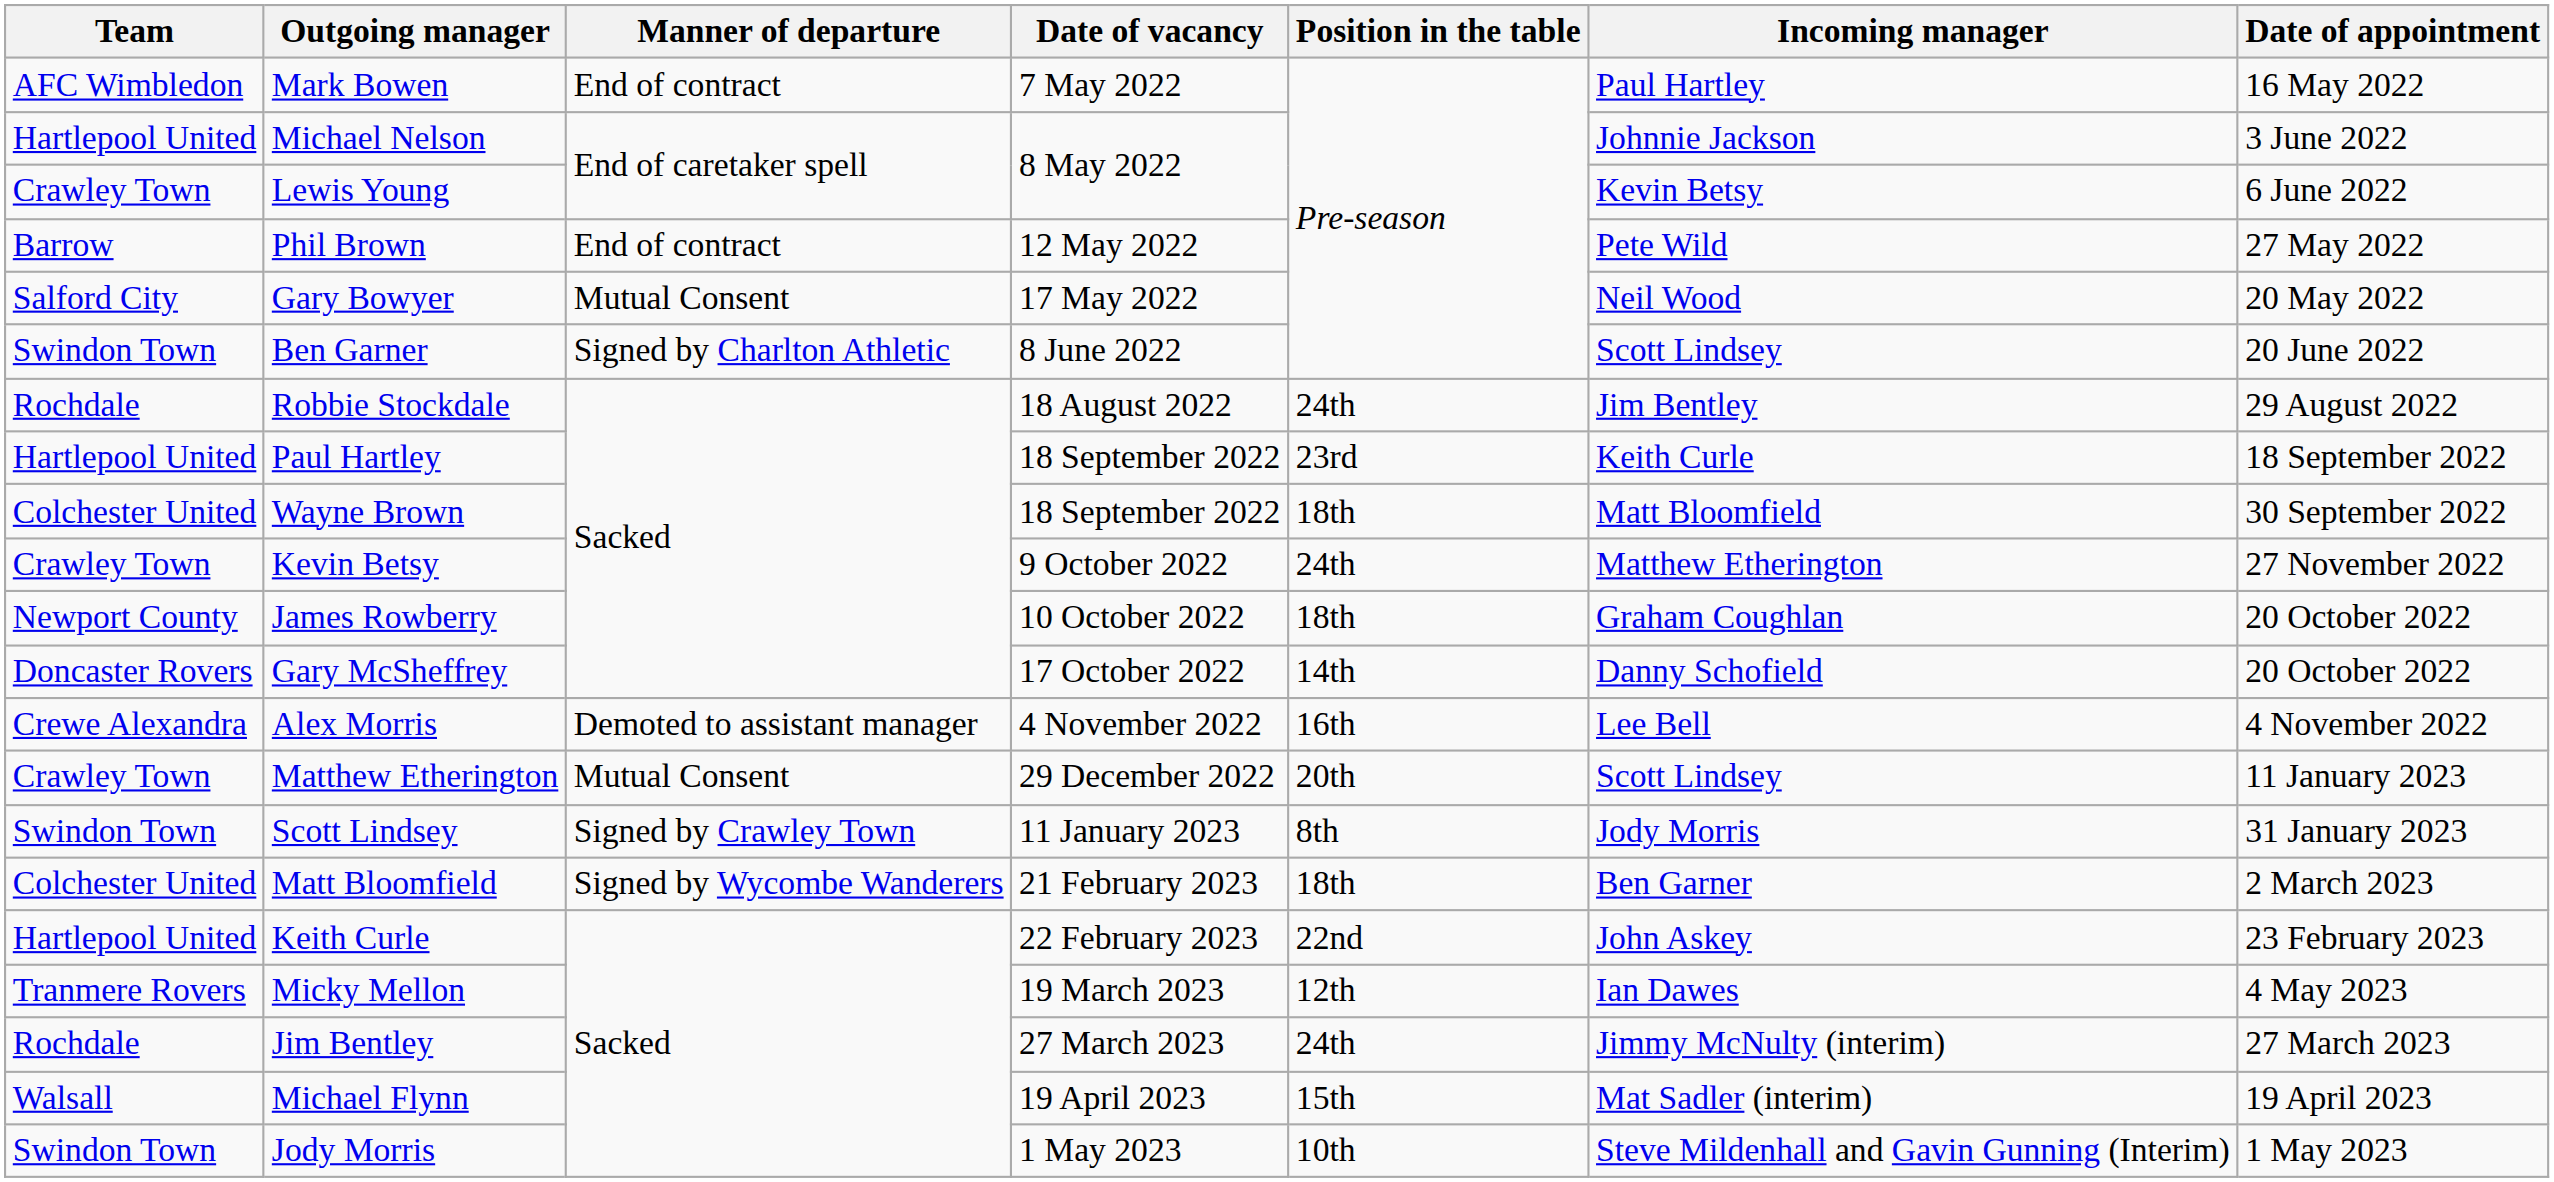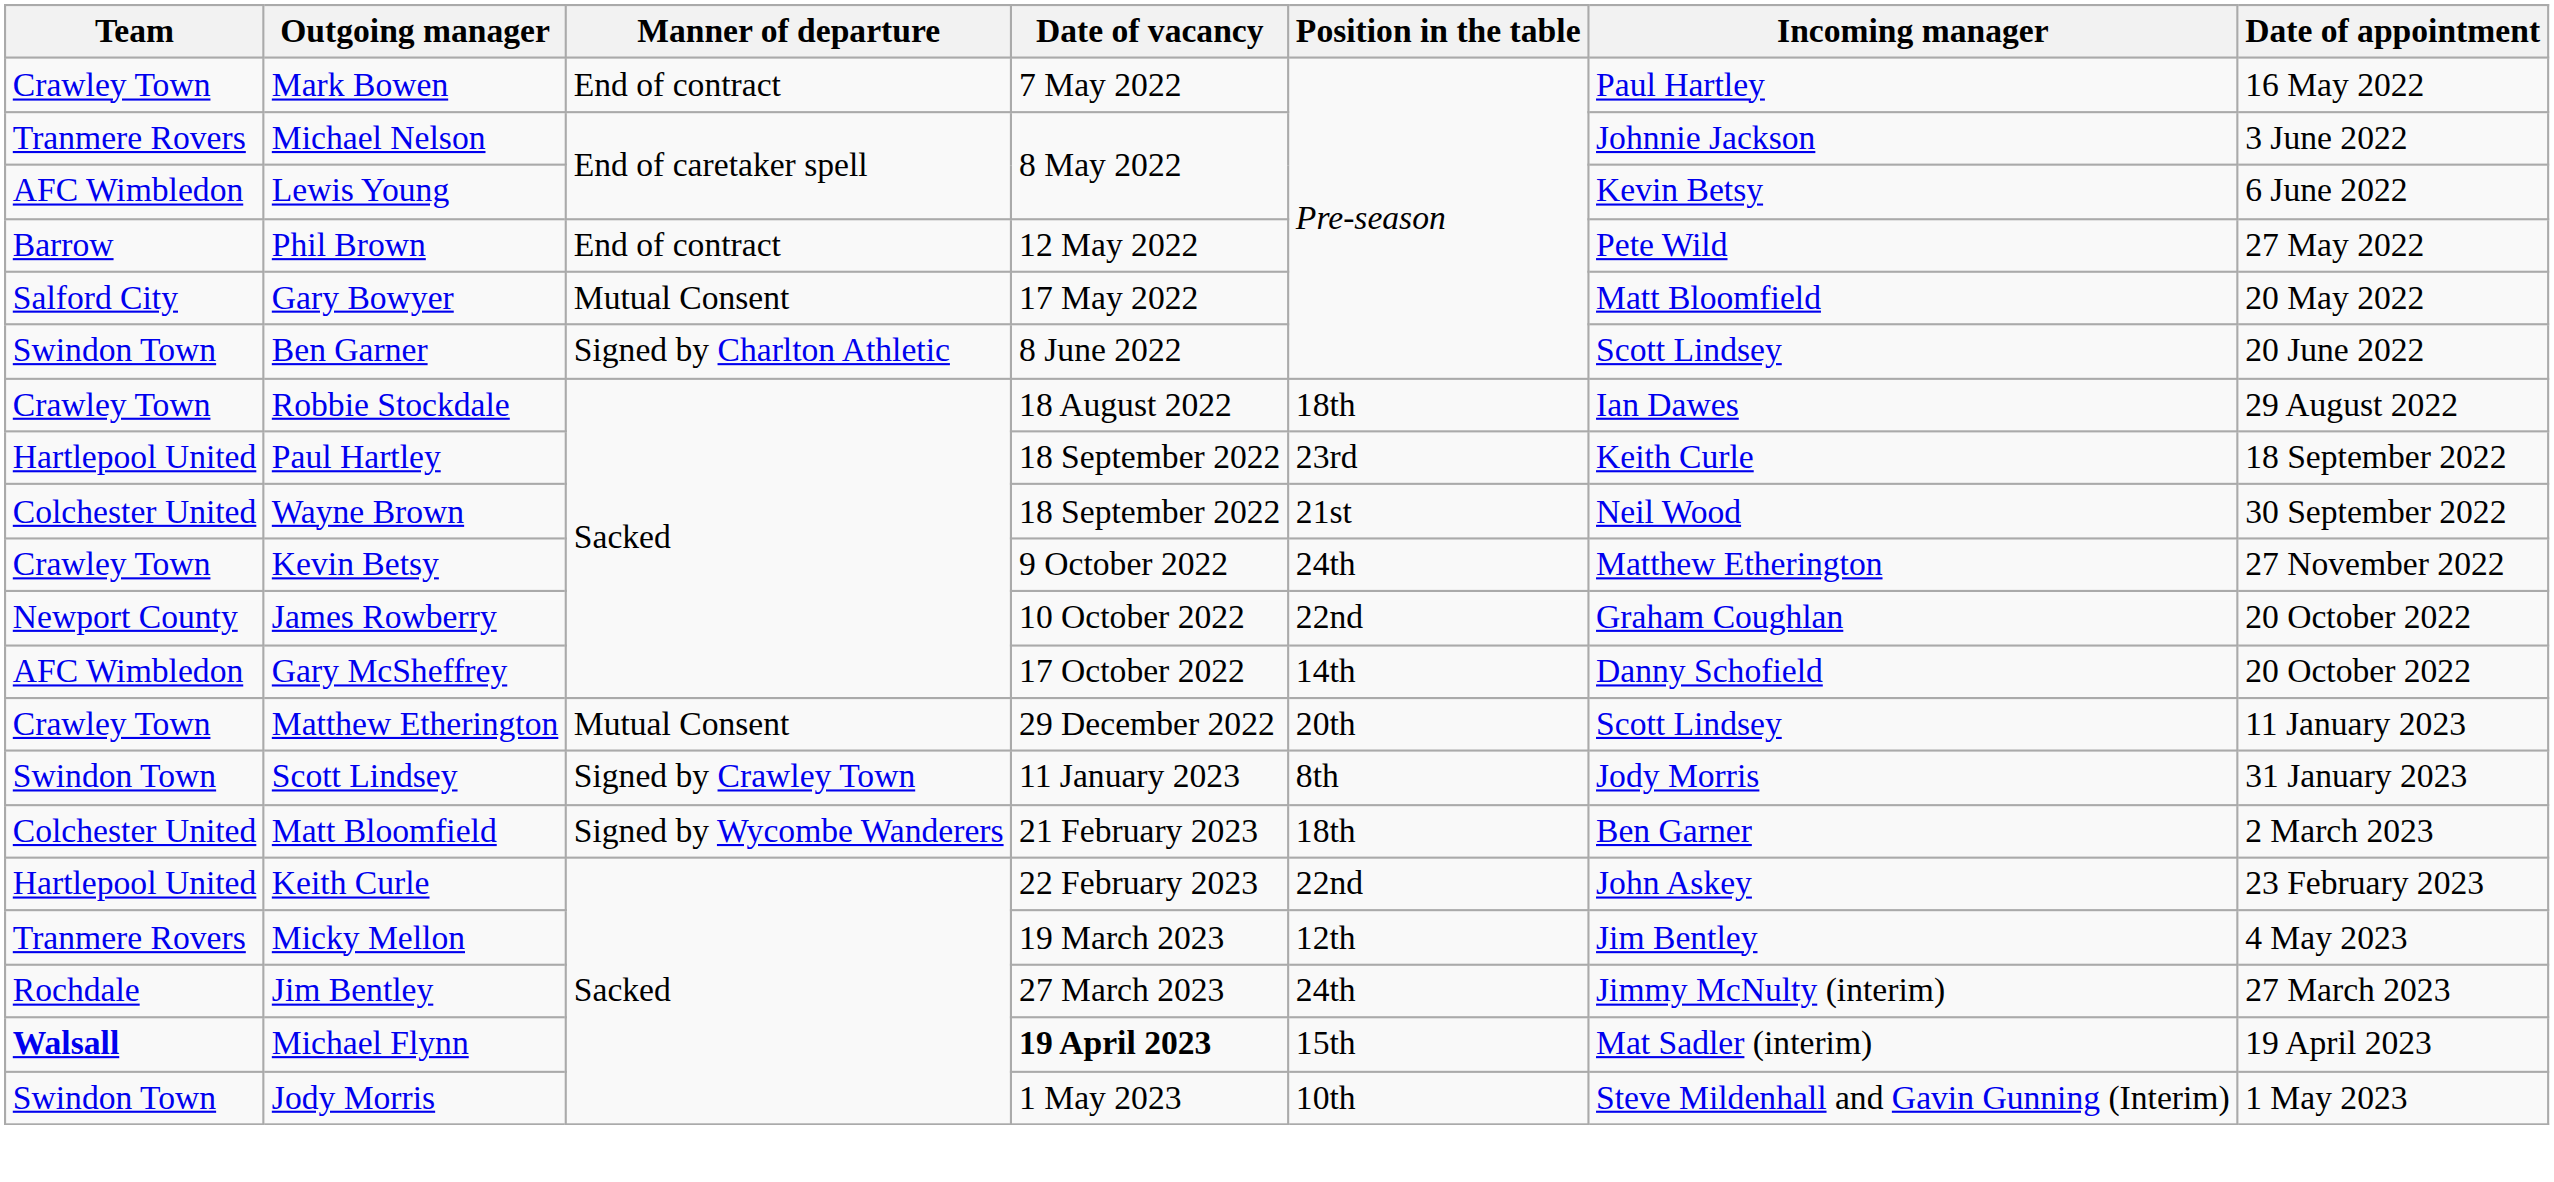(128, 84) AFC Wimbledon -> (112, 84) Crawley Town
(135, 137) Hartlepool United -> (129, 137) Tranmere Rovers
(112, 191) Crawley Town -> (128, 191) AFC Wimbledon
(1669, 297) Neil Wood -> (1708, 297) Matt Bloomfield
(76, 404) Rochdale -> (112, 404) Crawley Town
(1326, 404) 24th -> (1326, 404) 18th
(1677, 404) Jim Bentley -> (1667, 404) Ian Dawes
(1326, 510) 18th -> (1324, 510) 21st
(1708, 510) Matt Bloomfield -> (1669, 510) Neil Wood
(1326, 617) 18th -> (1329, 617) 22nd
(133, 670) Doncaster Rovers -> (128, 670) AFC Wimbledon
- row: (354, 723)
(1667, 990) Ian Dawes -> (1677, 937) Jim Bentley
(63, 1096) normal -> (66, 1043) bold
(1112, 1096) normal -> (1115, 1043) bold
